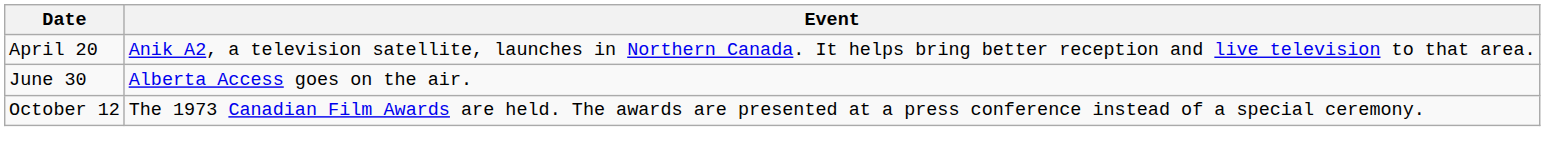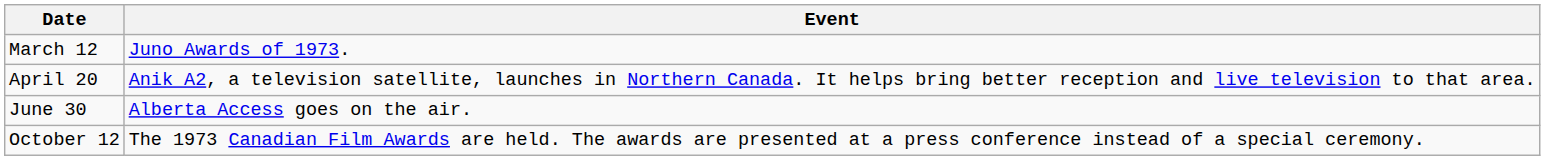+ row: (53, 50)
